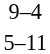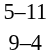rows swapped: (25, 12) <-> (25, 42)
